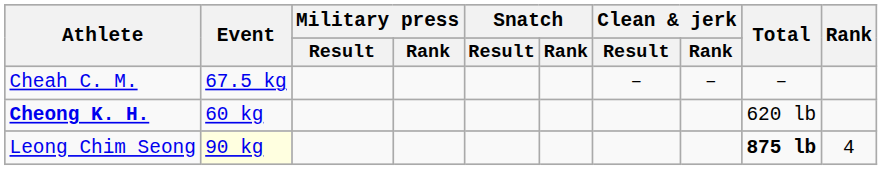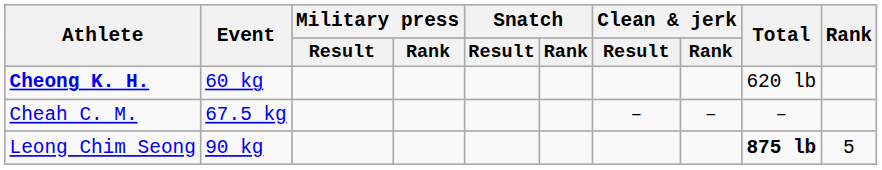rows swapped: (79, 115) <-> (74, 82)
(234, 148) lightyellow background -> (234, 148) no background
(849, 148) 4 -> (849, 148) 5
